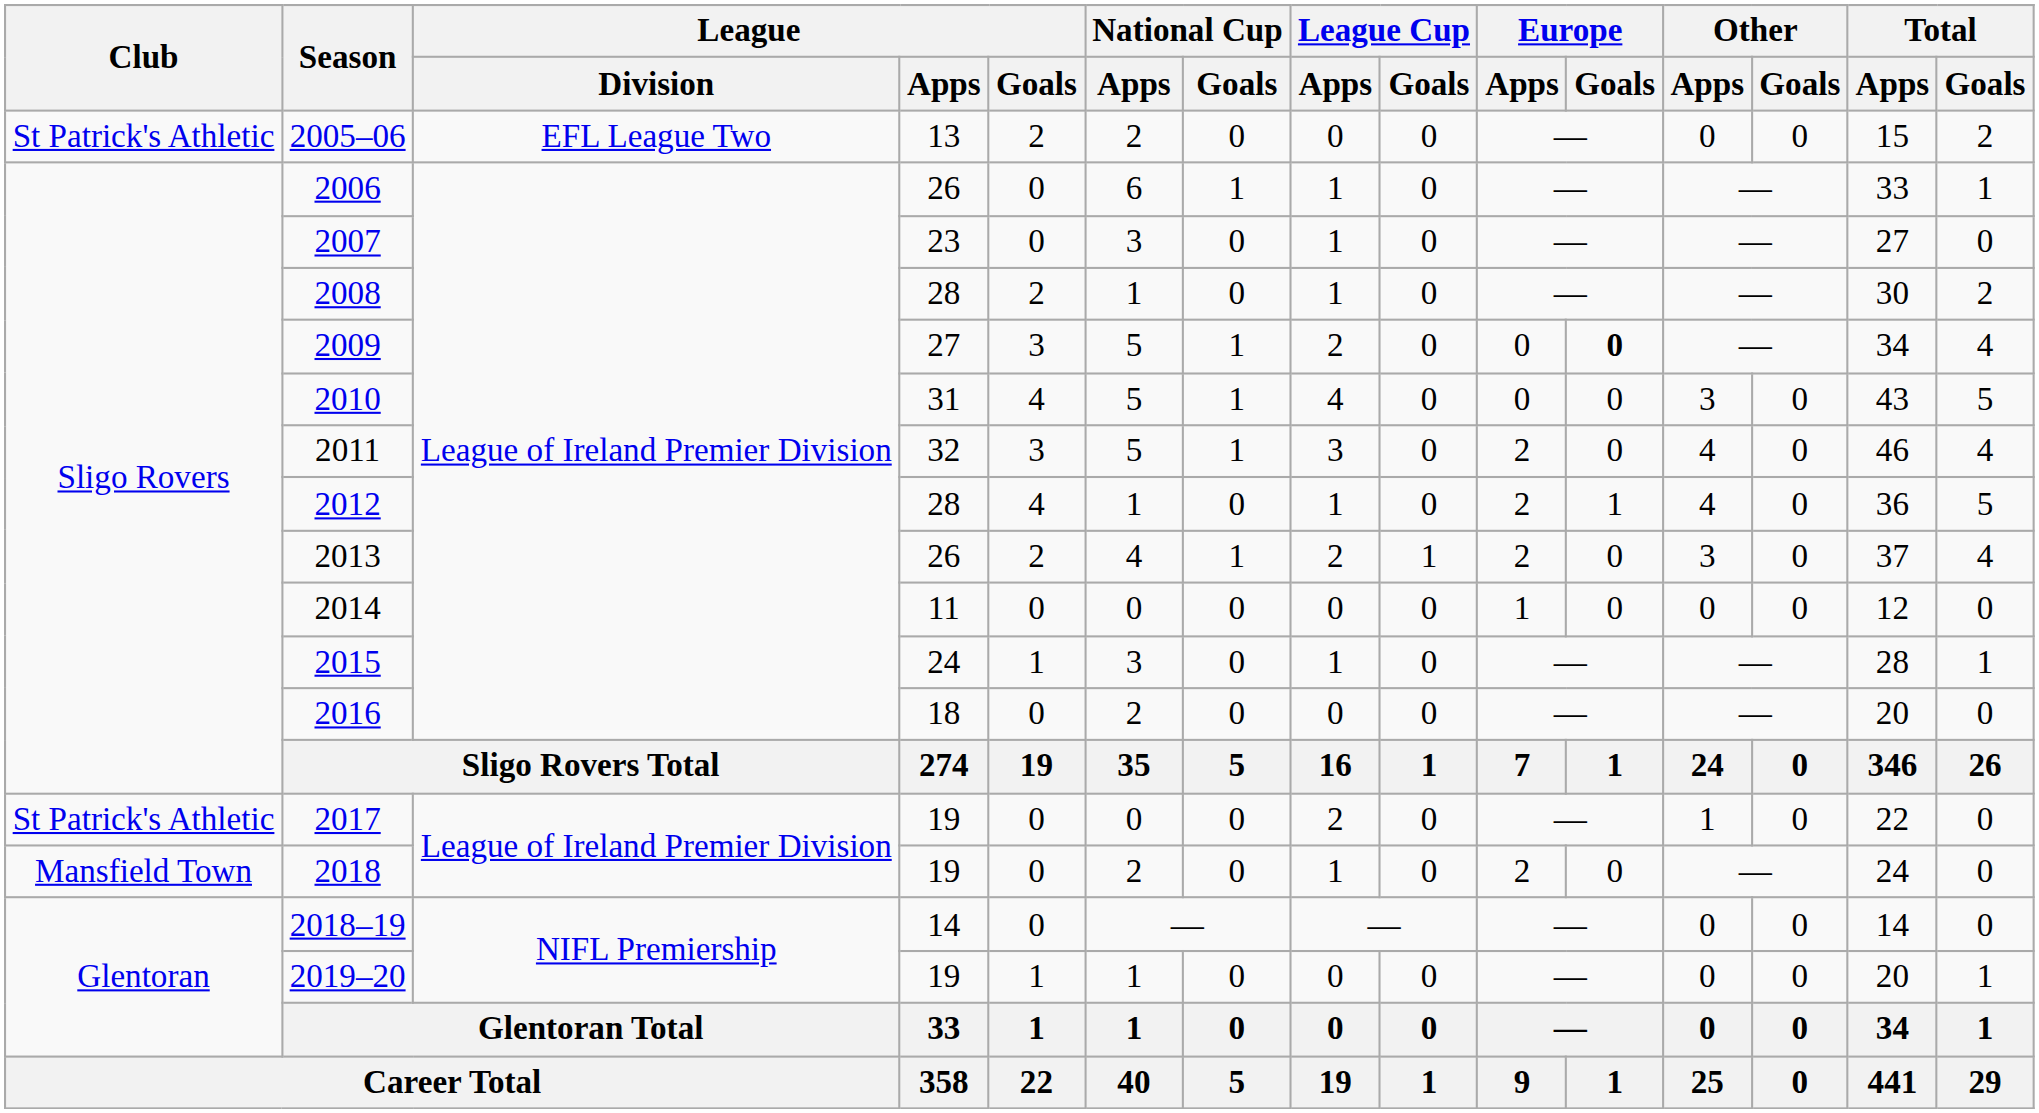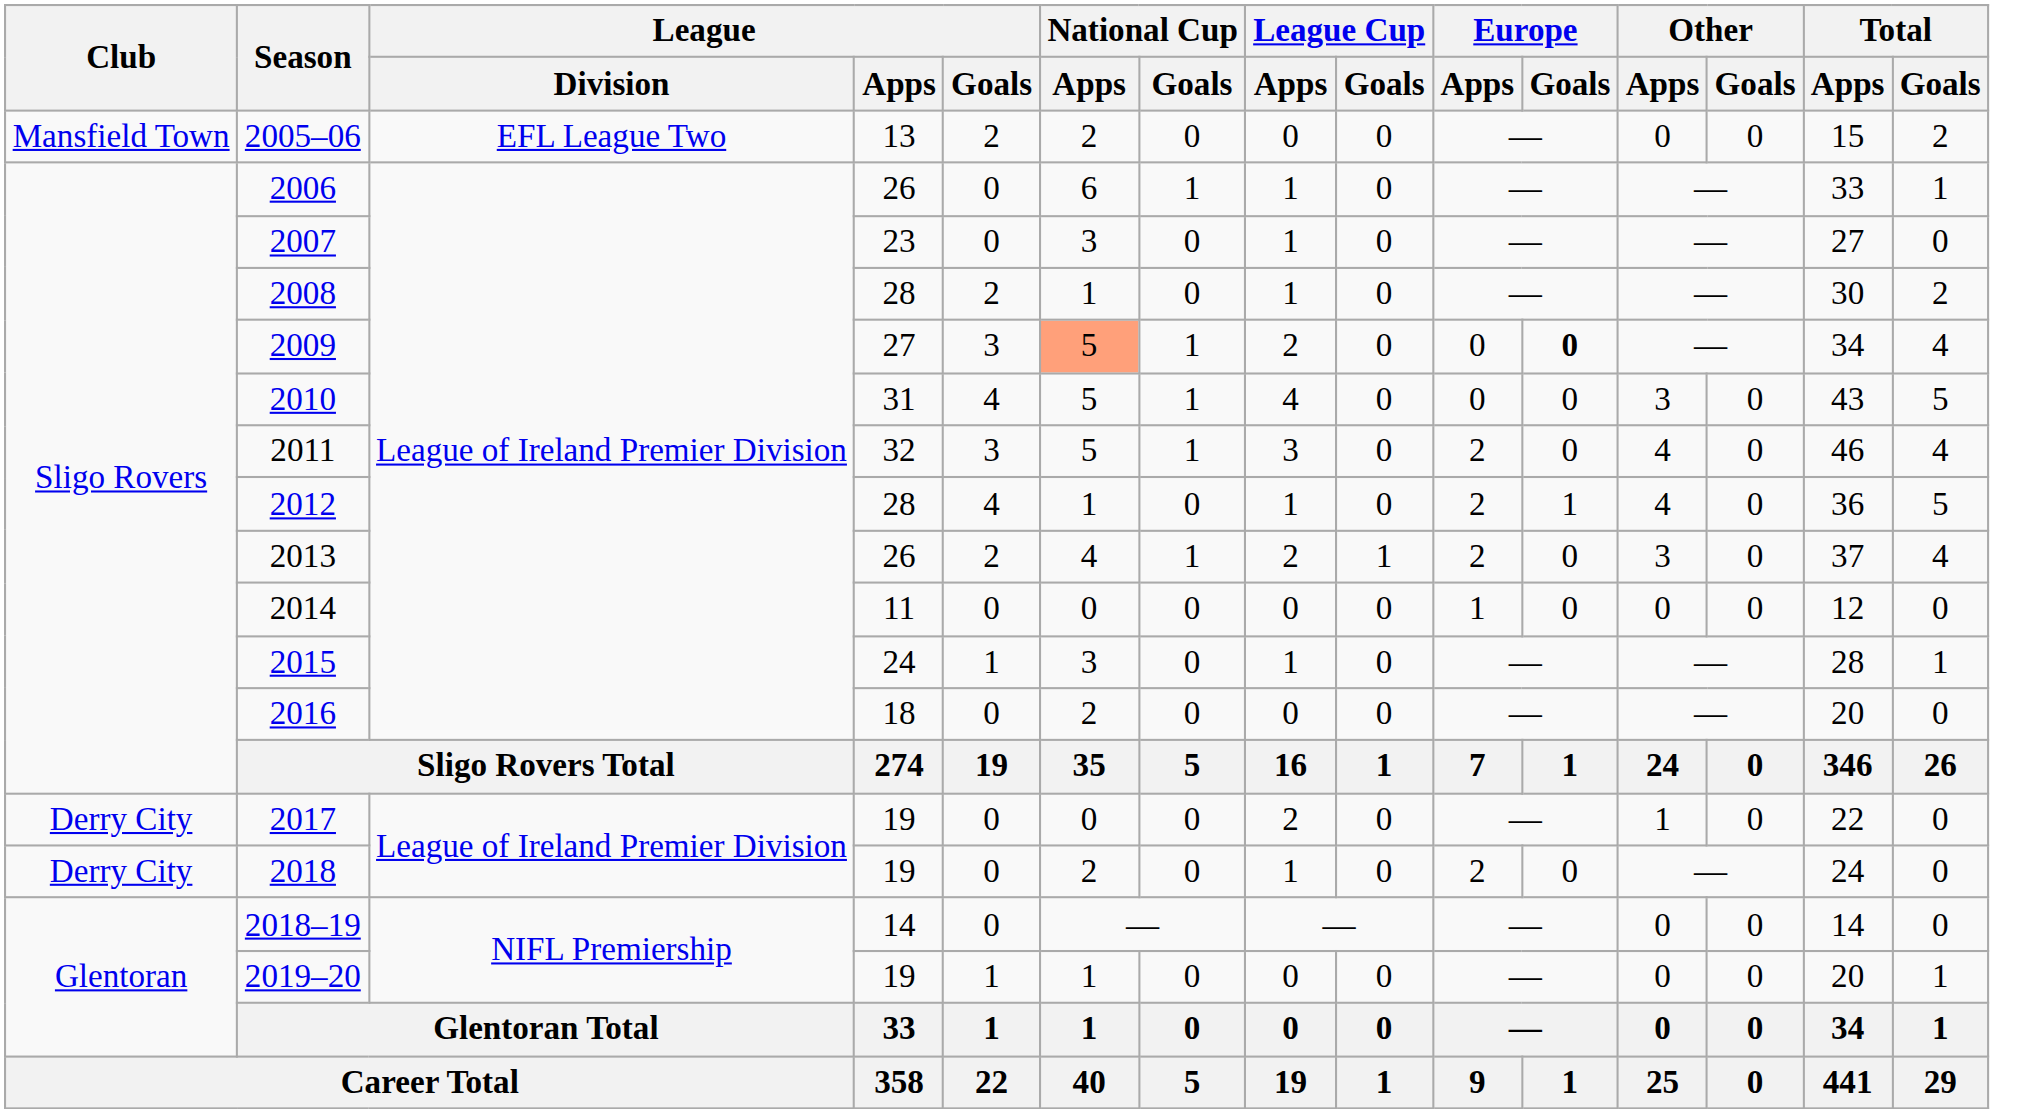(144, 135) St Patrick's Athletic -> (121, 135) Mansfield Town
(1134, 345) no background -> (1089, 345) lightsalmon background
(144, 818) St Patrick's Athletic -> (121, 818) Derry City
(144, 871) Mansfield Town -> (121, 871) Derry City
